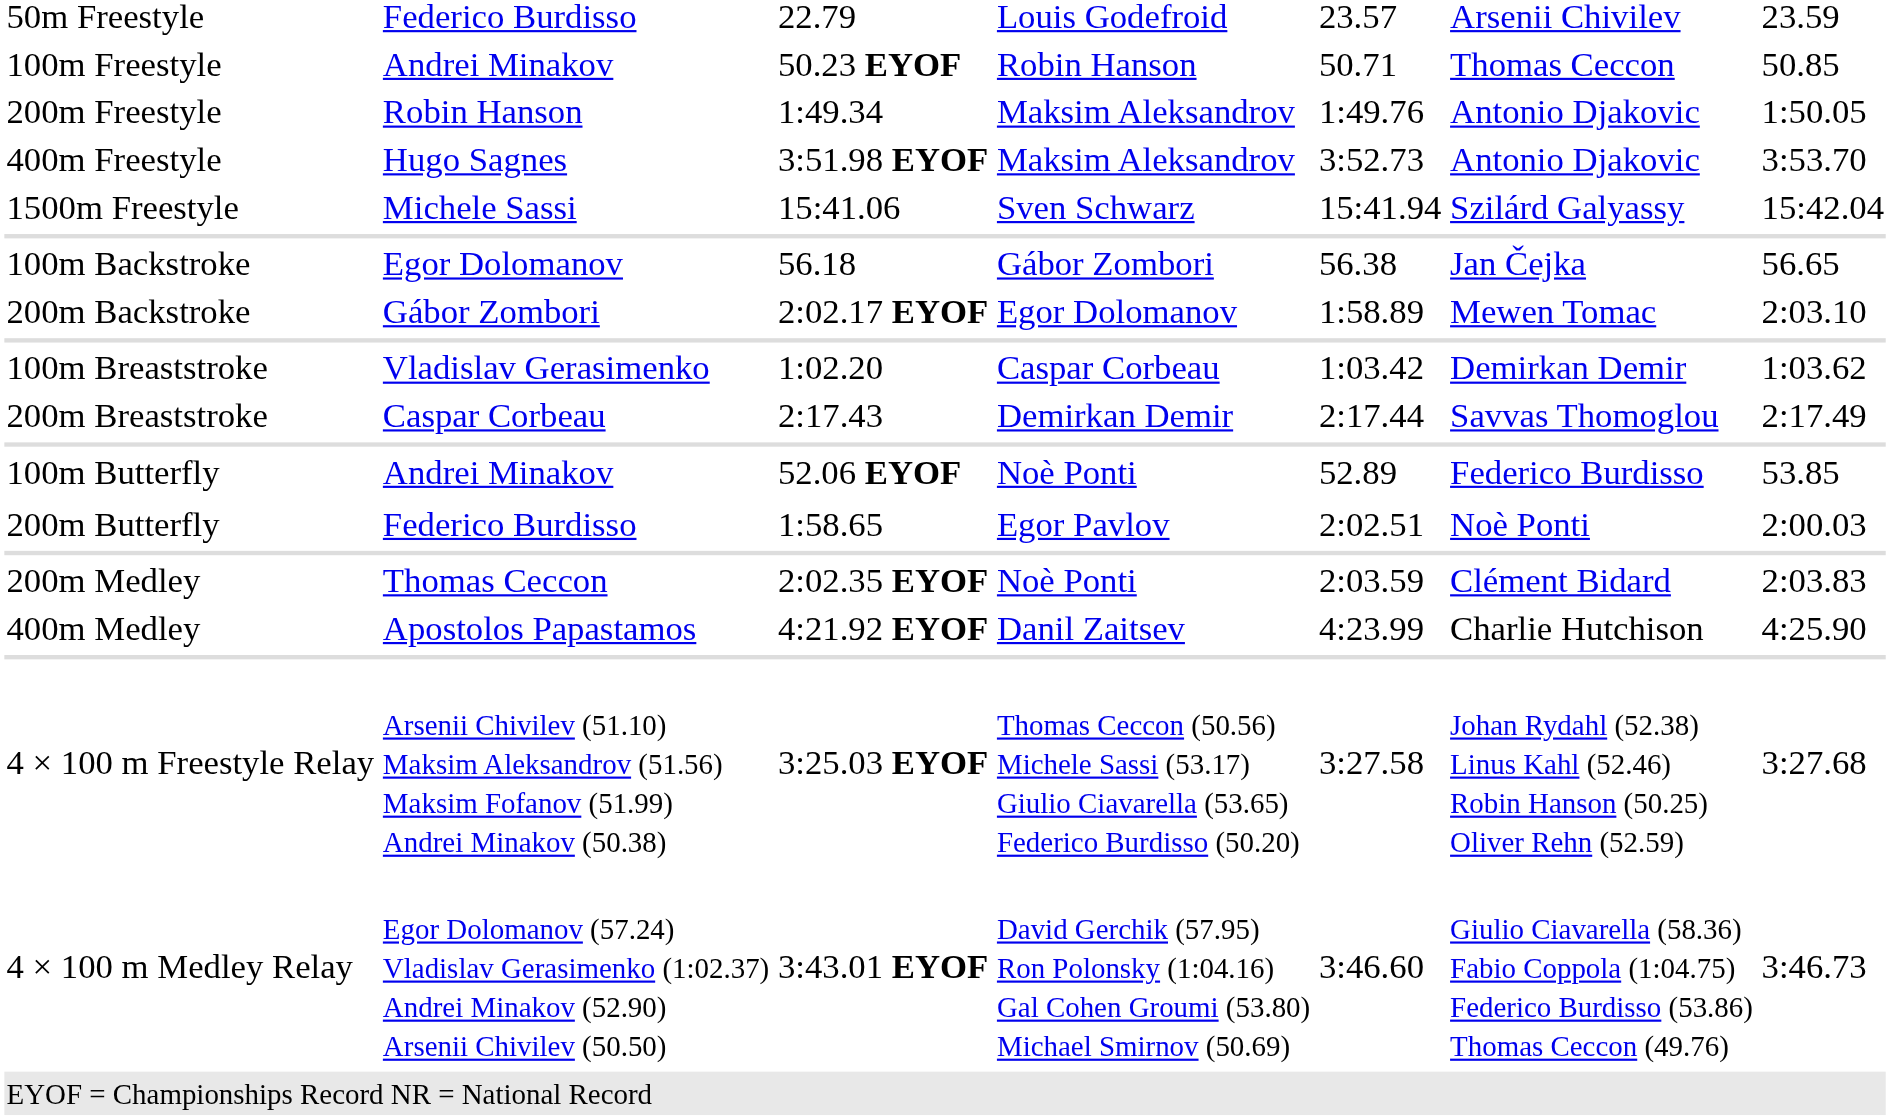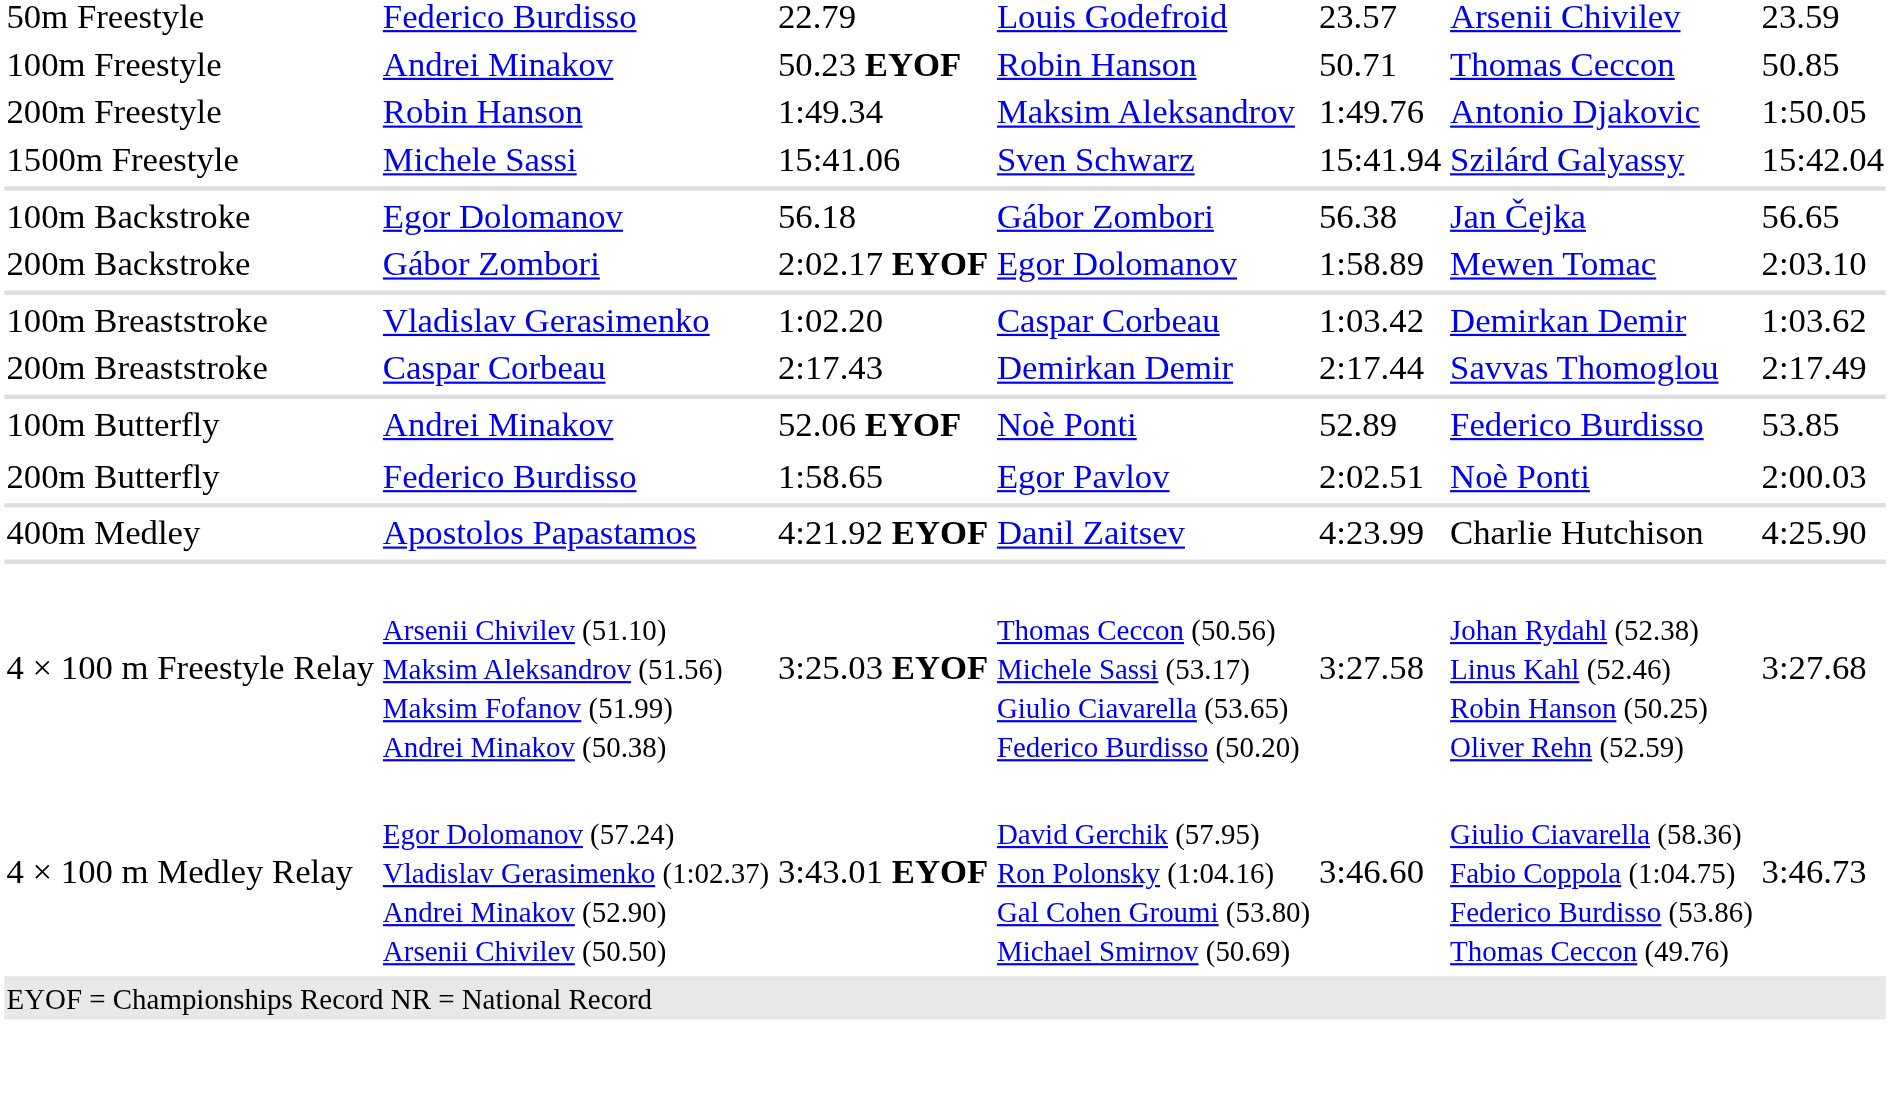- row: (114, 159)
- row: (103, 580)
